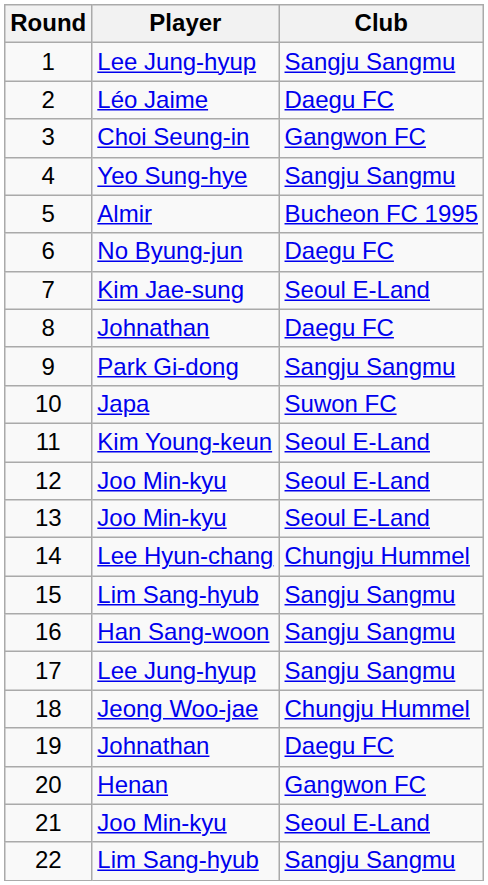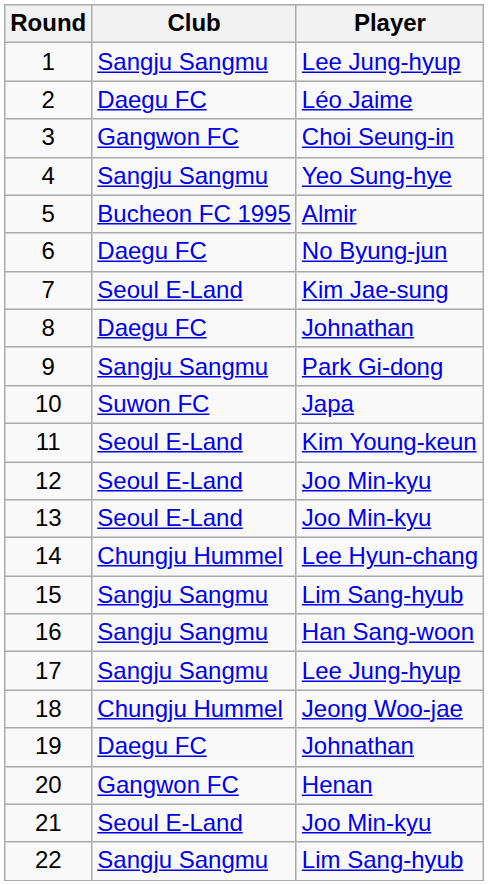columns swapped: (185, 23) <-> (381, 23)
